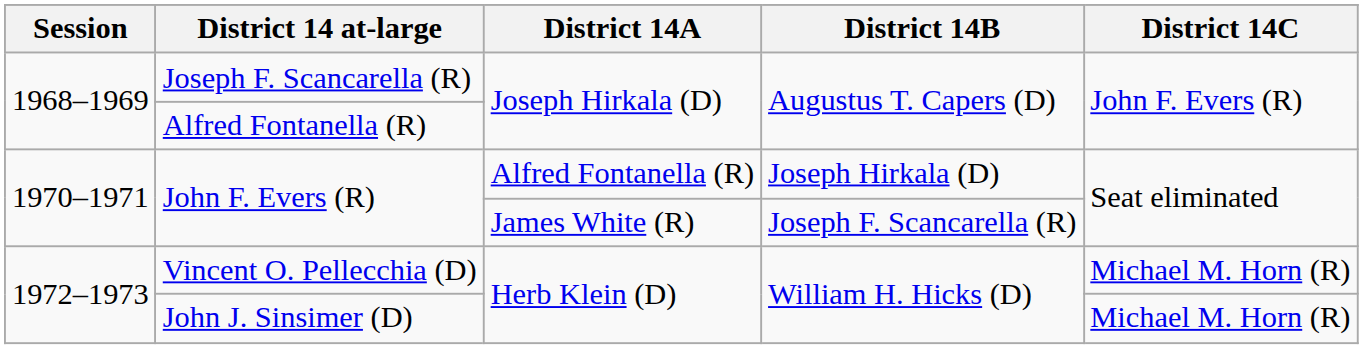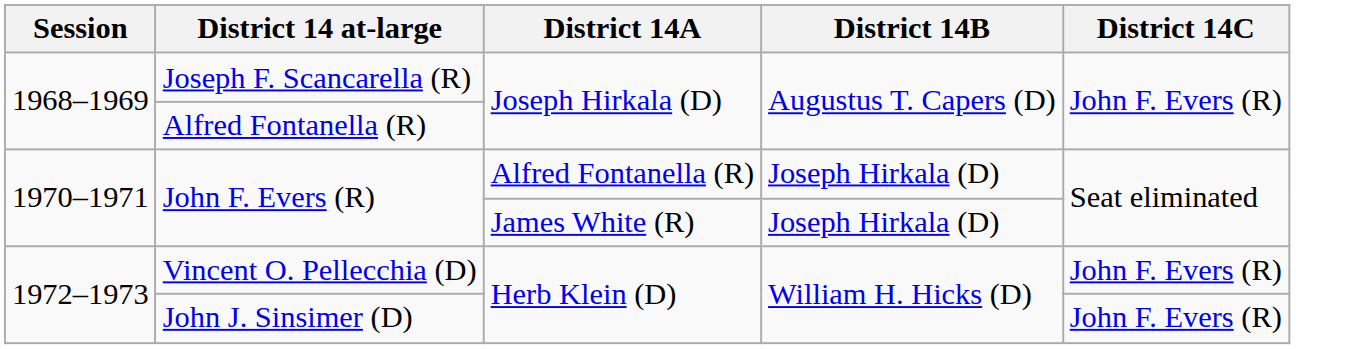(922, 221) Joseph F. Scancarella (R) -> (884, 221) Joseph Hirkala (D)
(1220, 269) Michael M. Horn (R) -> (1176, 269) John F. Evers (R)
(1220, 317) Michael M. Horn (R) -> (1176, 317) John F. Evers (R)
